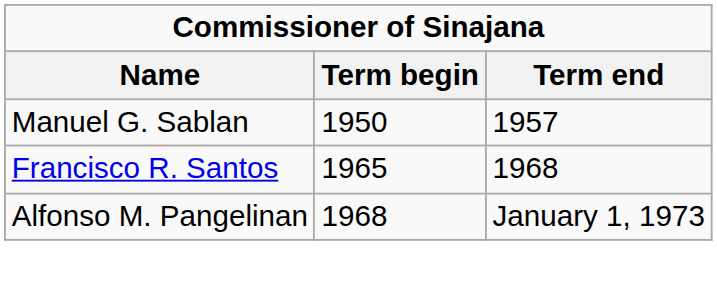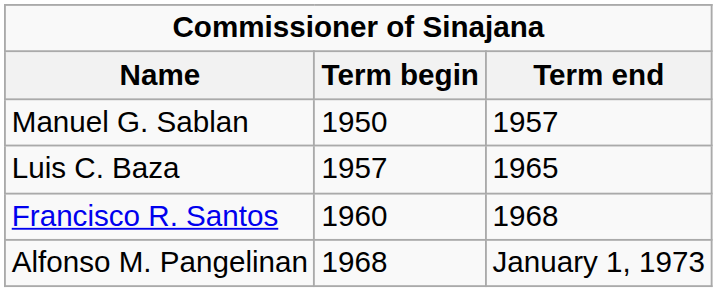+ row: (96, 168)
(355, 168) 1965 -> (355, 215) 1960
